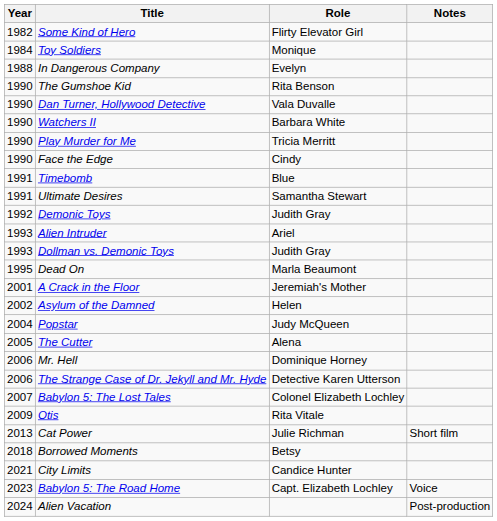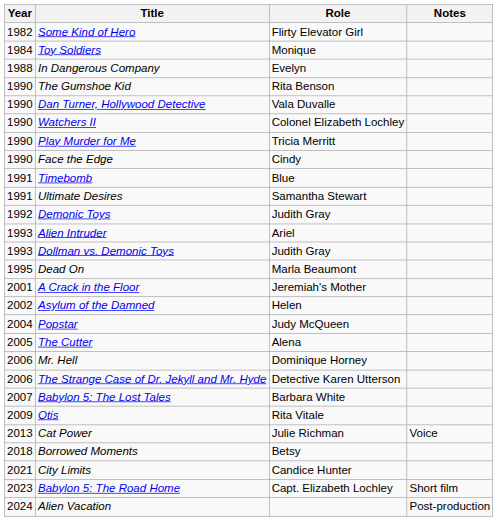(308, 123) Barbara White -> (338, 123) Colonel Elizabeth Lochley
(338, 397) Colonel Elizabeth Lochley -> (308, 397) Barbara White
(434, 433) Short film -> (424, 433) Voice
(424, 488) Voice -> (434, 488) Short film
